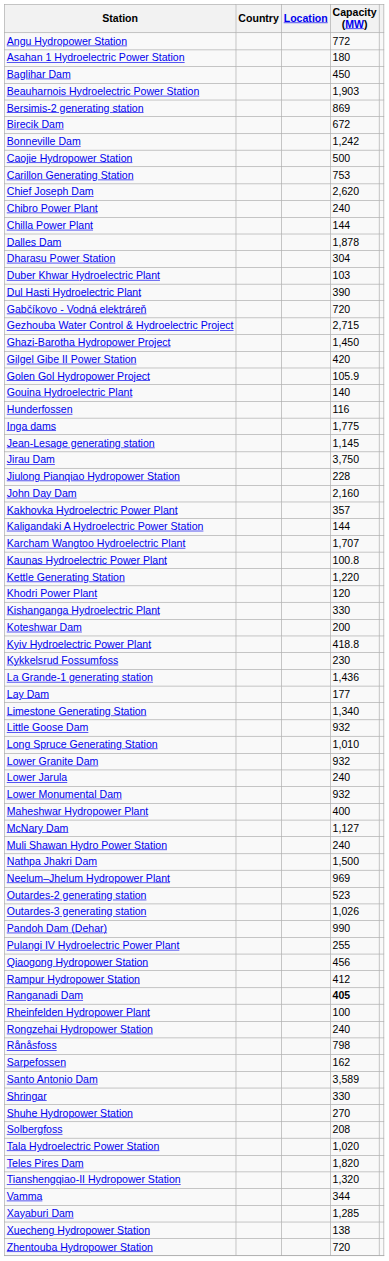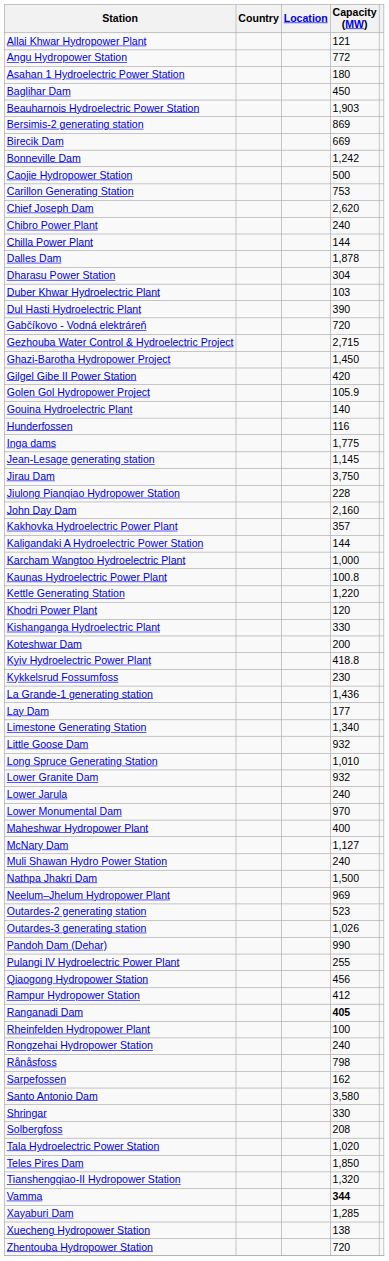+ row: (77, 41)
(341, 125) 672 -> (341, 141) 669
(346, 543) 1,707 -> (346, 560) 1,000
(341, 795) 932 -> (341, 811) 970
(346, 1079) 3,589 -> (346, 1096) 3,580
- row: (70, 1113)
(346, 1163) 1,820 -> (346, 1163) 1,850
(341, 1197) normal -> (341, 1197) bold
